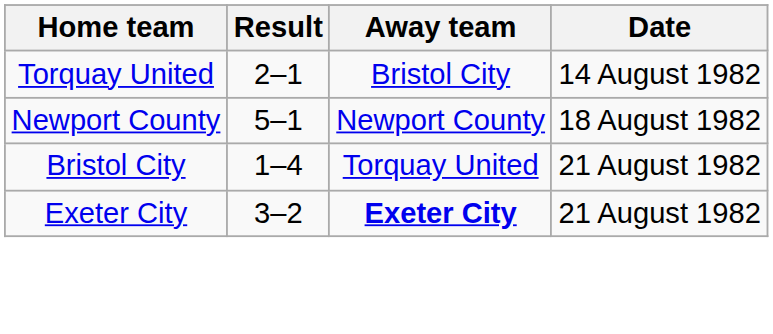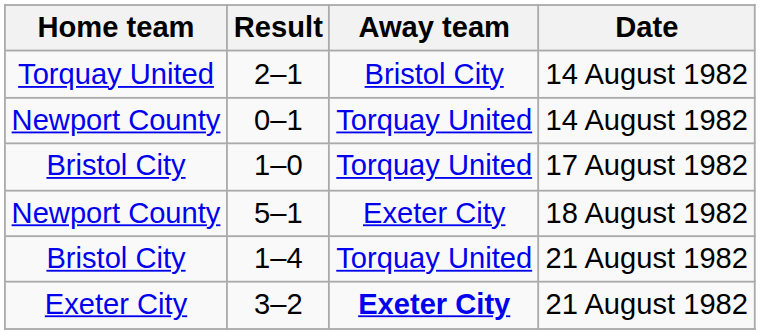+ row: (278, 120)
+ row: (278, 166)
(441, 120) Newport County -> (434, 212) Exeter City
